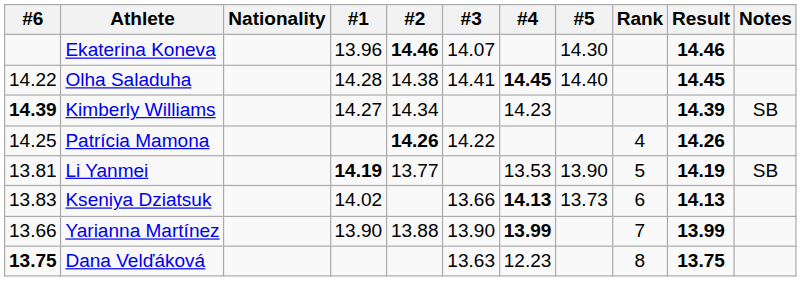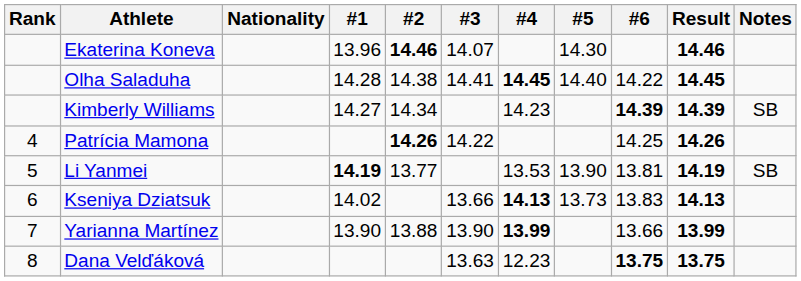columns swapped: (640, 19) <-> (33, 19)
